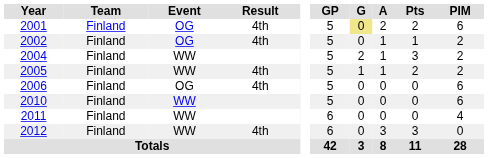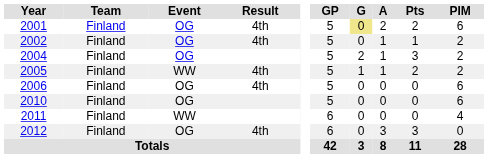(184, 56) WW -> (184, 56) OG
(184, 101) WW -> (184, 101) OG
(184, 131) WW -> (184, 131) OG
